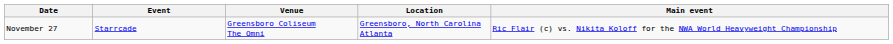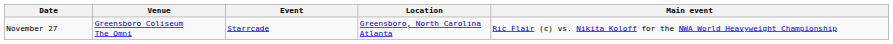columns swapped: (159, 11) <-> (292, 11)
